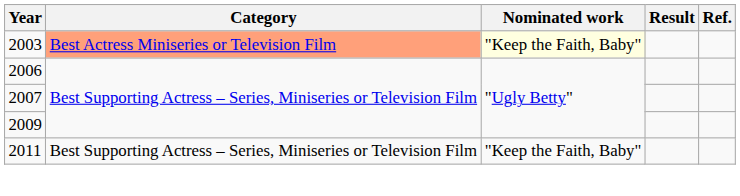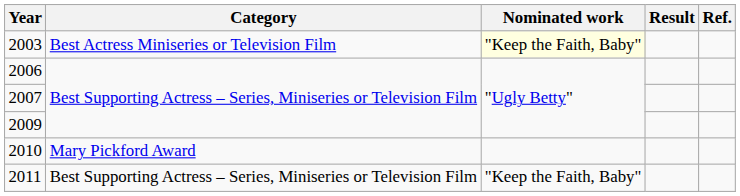(193, 44) lightsalmon background -> (193, 44) no background
+ row: (25, 151)
